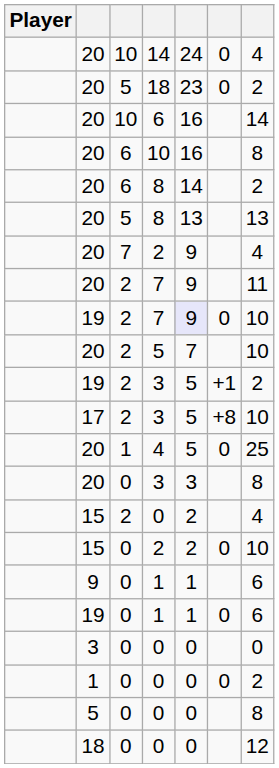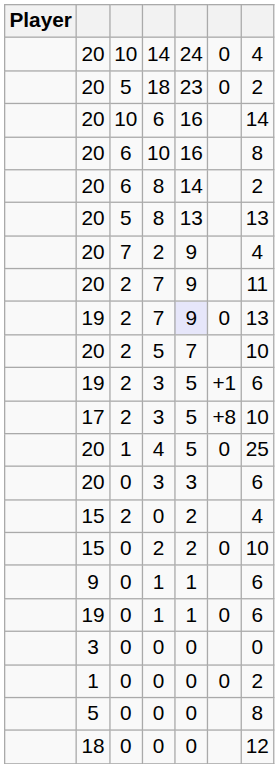(257, 317) 10 -> (257, 317) 13
(257, 383) 2 -> (257, 383) 6
(257, 482) 8 -> (257, 482) 6
